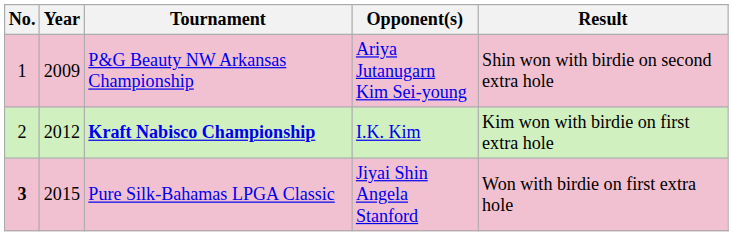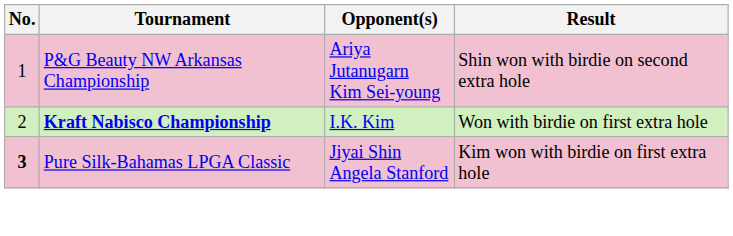- column: (62, 19)
(586, 132) Kim won with birdie on first extra hole -> (583, 122) Won with birdie on first extra hole
(589, 194) Won with birdie on first extra hole -> (582, 162) Kim won with birdie on first extra hole
